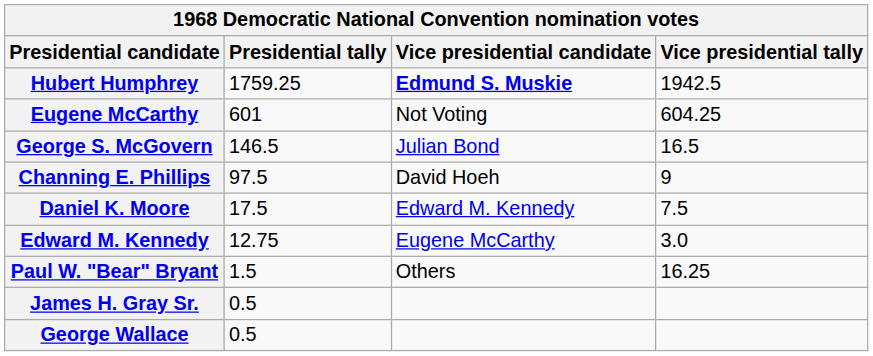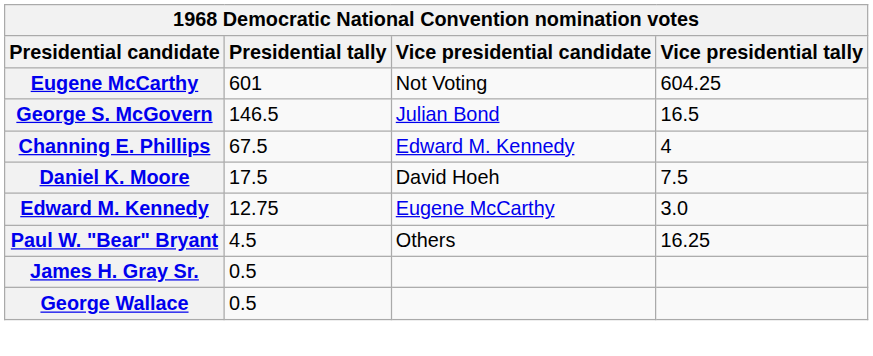- row: (114, 83)
(248, 177) 97.5 -> (248, 146) 67.5
(448, 177) David Hoeh -> (485, 146) Edward M. Kennedy
(666, 177) 9 -> (666, 146) 4
(485, 209) Edward M. Kennedy -> (448, 177) David Hoeh
(243, 271) 1.5 -> (243, 240) 4.5
